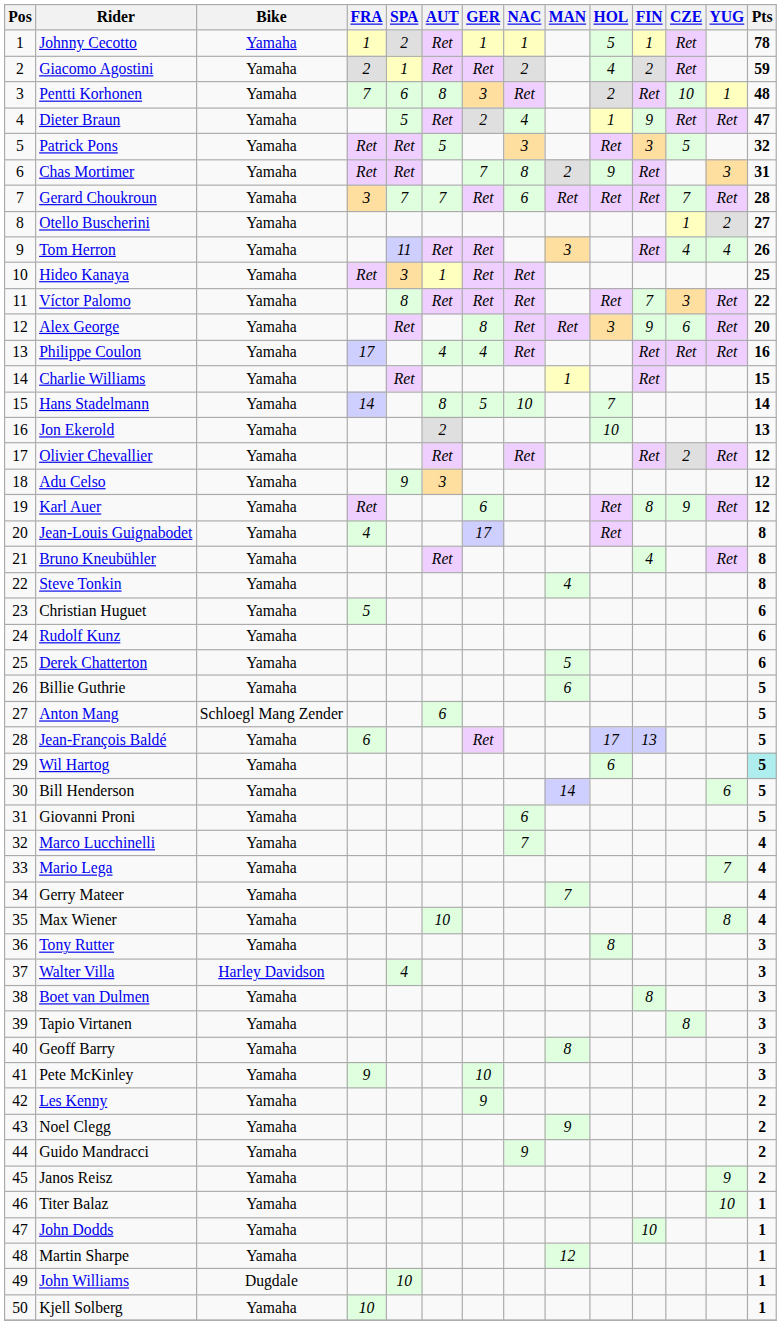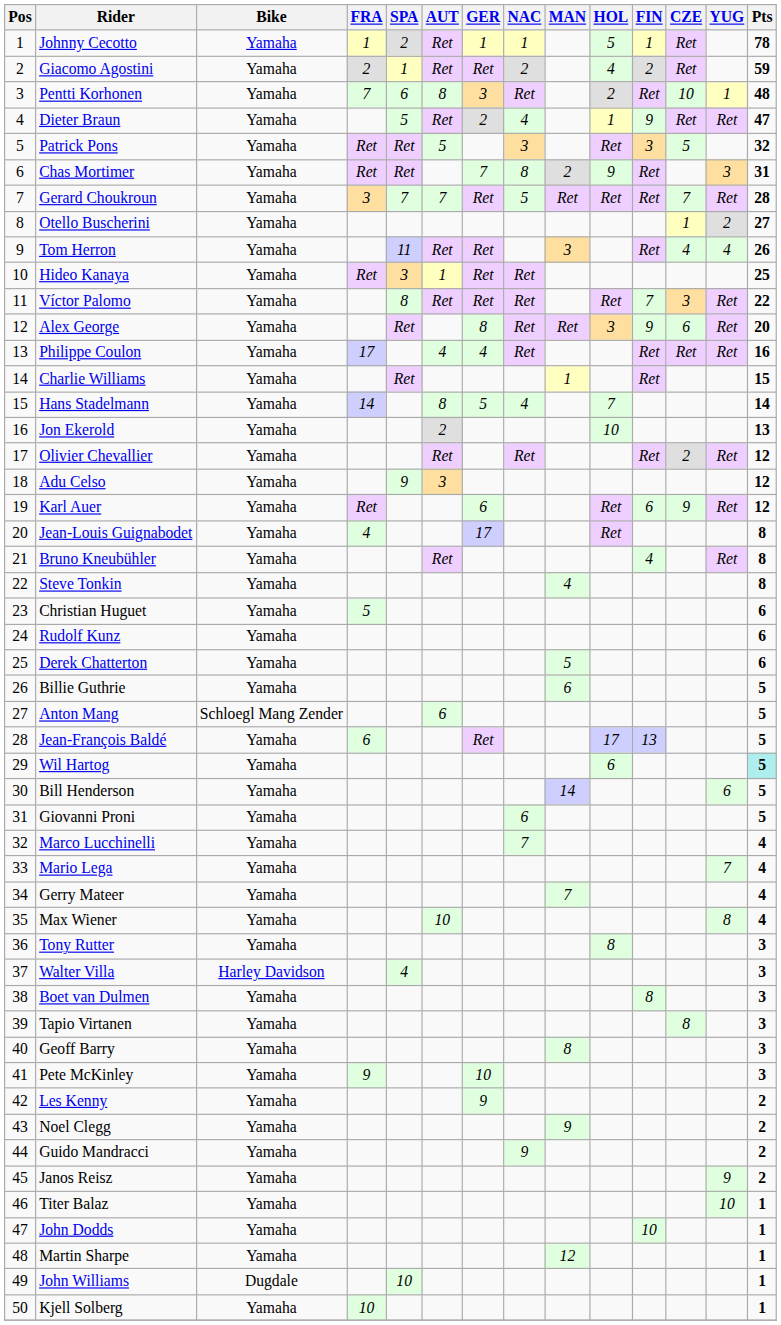(524, 197) 6 -> (524, 197) 5
(524, 404) 10 -> (524, 404) 4
(649, 507) 8 -> (649, 507) 6
